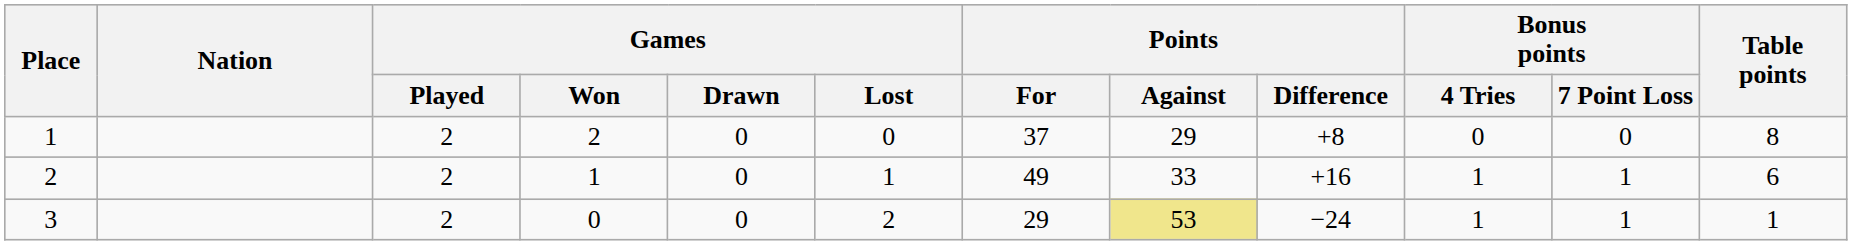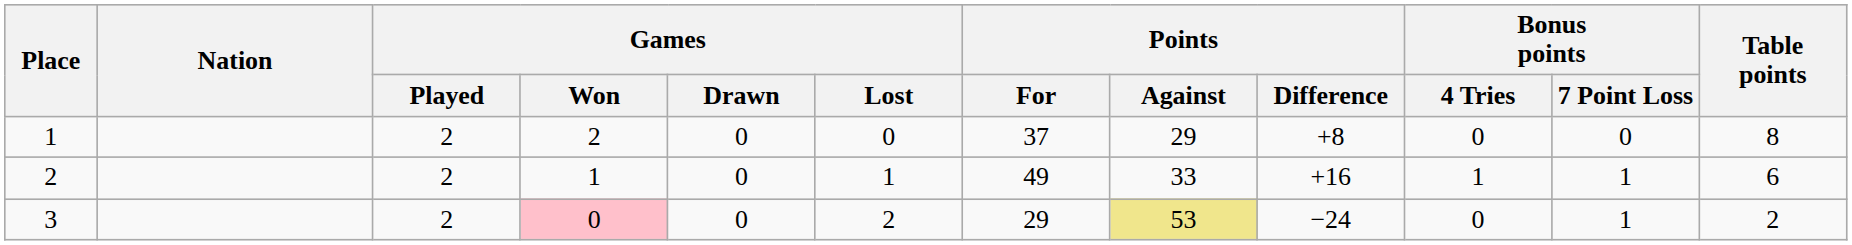(594, 218) no background -> (594, 218) pink background
(1478, 218) 1 -> (1478, 218) 0
(1773, 218) 1 -> (1773, 218) 2
